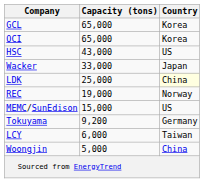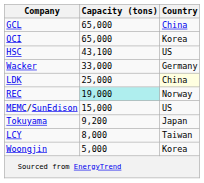(175, 25) Korea -> (175, 25) China
(97, 53) 43,000 -> (97, 53) 43,100
(175, 66) Japan -> (180, 66) Germany
(97, 94) no background -> (97, 94) paleturquoise background
(180, 121) Germany -> (175, 121) Japan
(94, 135) 6,000 -> (94, 135) 8,000
(175, 149) China -> (175, 149) Korea
